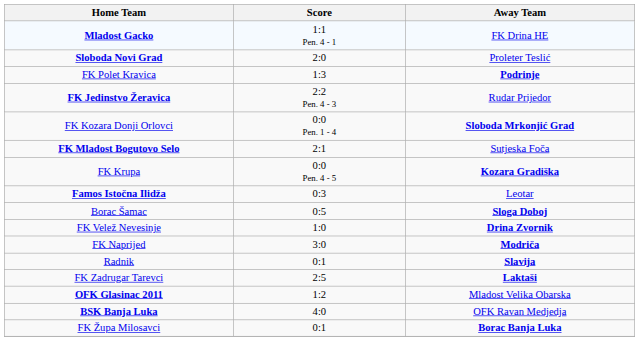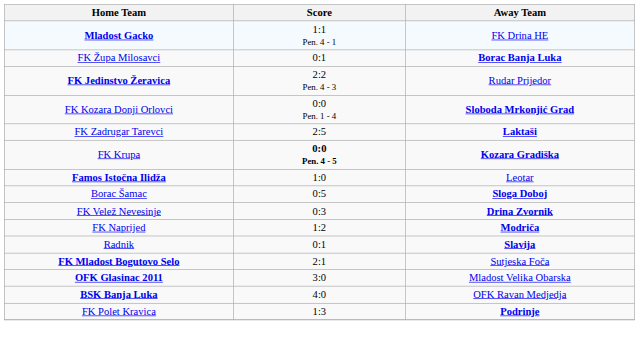- row: (119, 58)
rows swapped: (119, 328) <-> (119, 74)
rows swapped: (119, 148) <-> (119, 278)
(319, 171) normal -> (319, 154) bold
(319, 194) 0:3 -> (319, 177) 1:0
(319, 227) 1:0 -> (319, 211) 0:3
(319, 244) 3:0 -> (319, 227) 1:2
(319, 294) 1:2 -> (319, 278) 3:0
